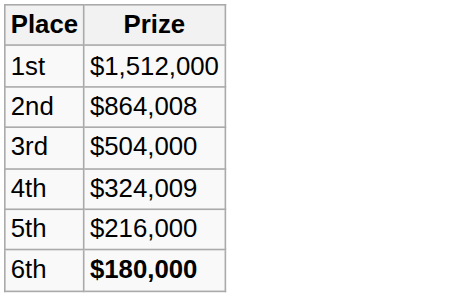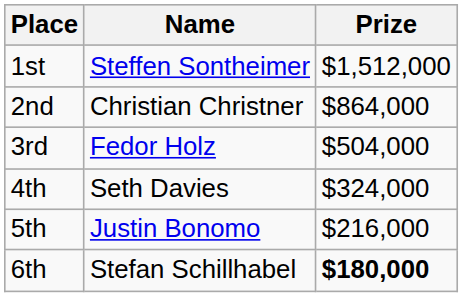+ column: (200, 24)
(144, 106) $864,008 -> (376, 106) $864,000
(144, 188) $324,009 -> (376, 188) $324,000
